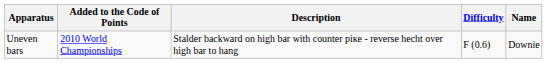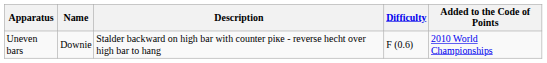columns swapped: (524, 17) <-> (114, 17)
